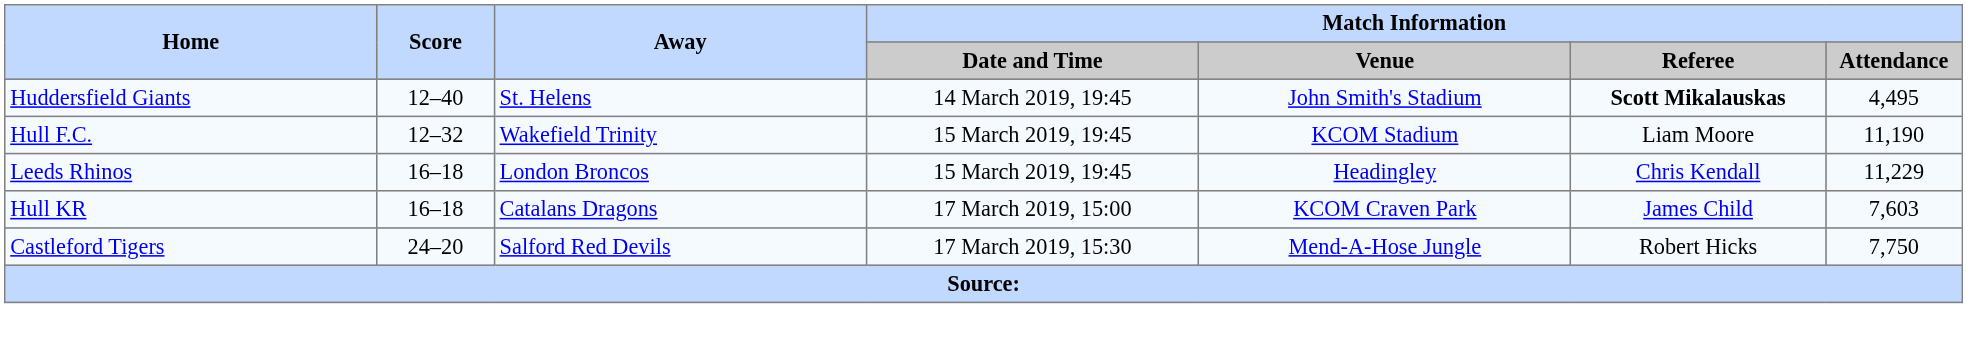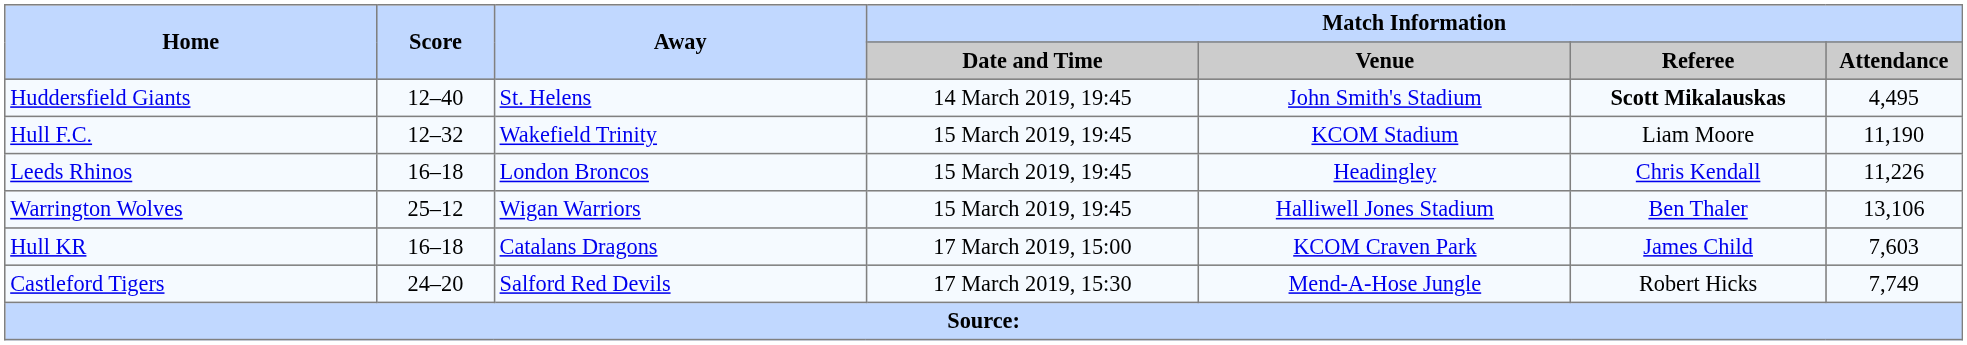(1894, 171) 11,229 -> (1894, 171) 11,226
+ row: (96, 209)
(1894, 246) 7,750 -> (1894, 283) 7,749
